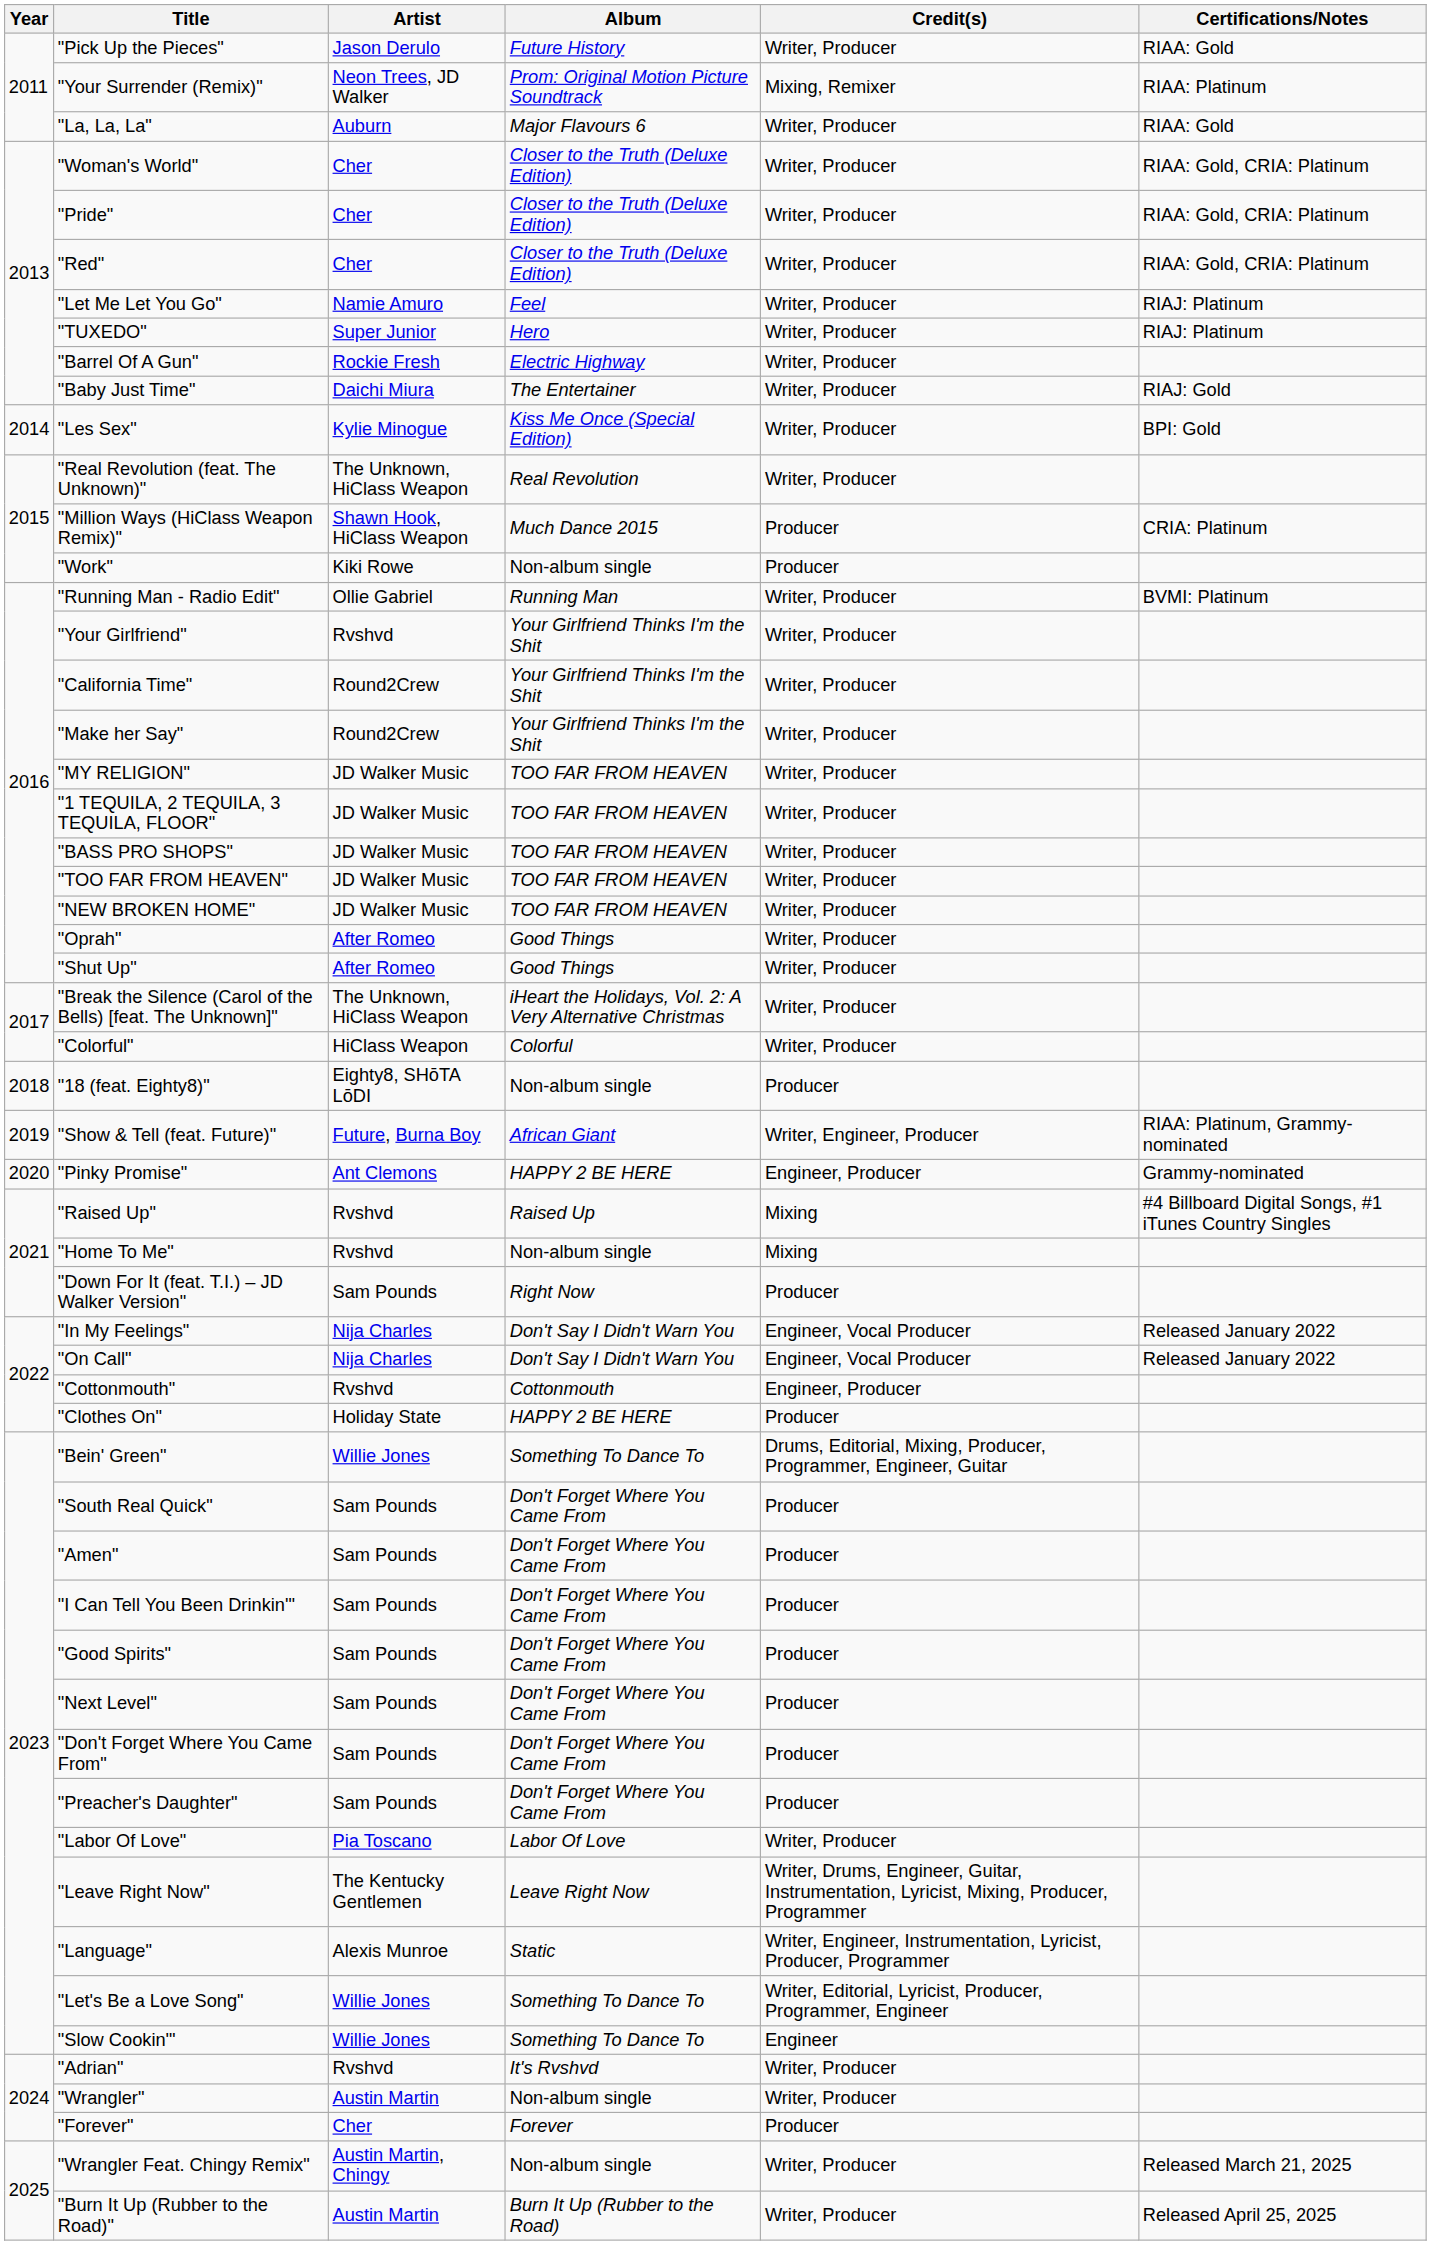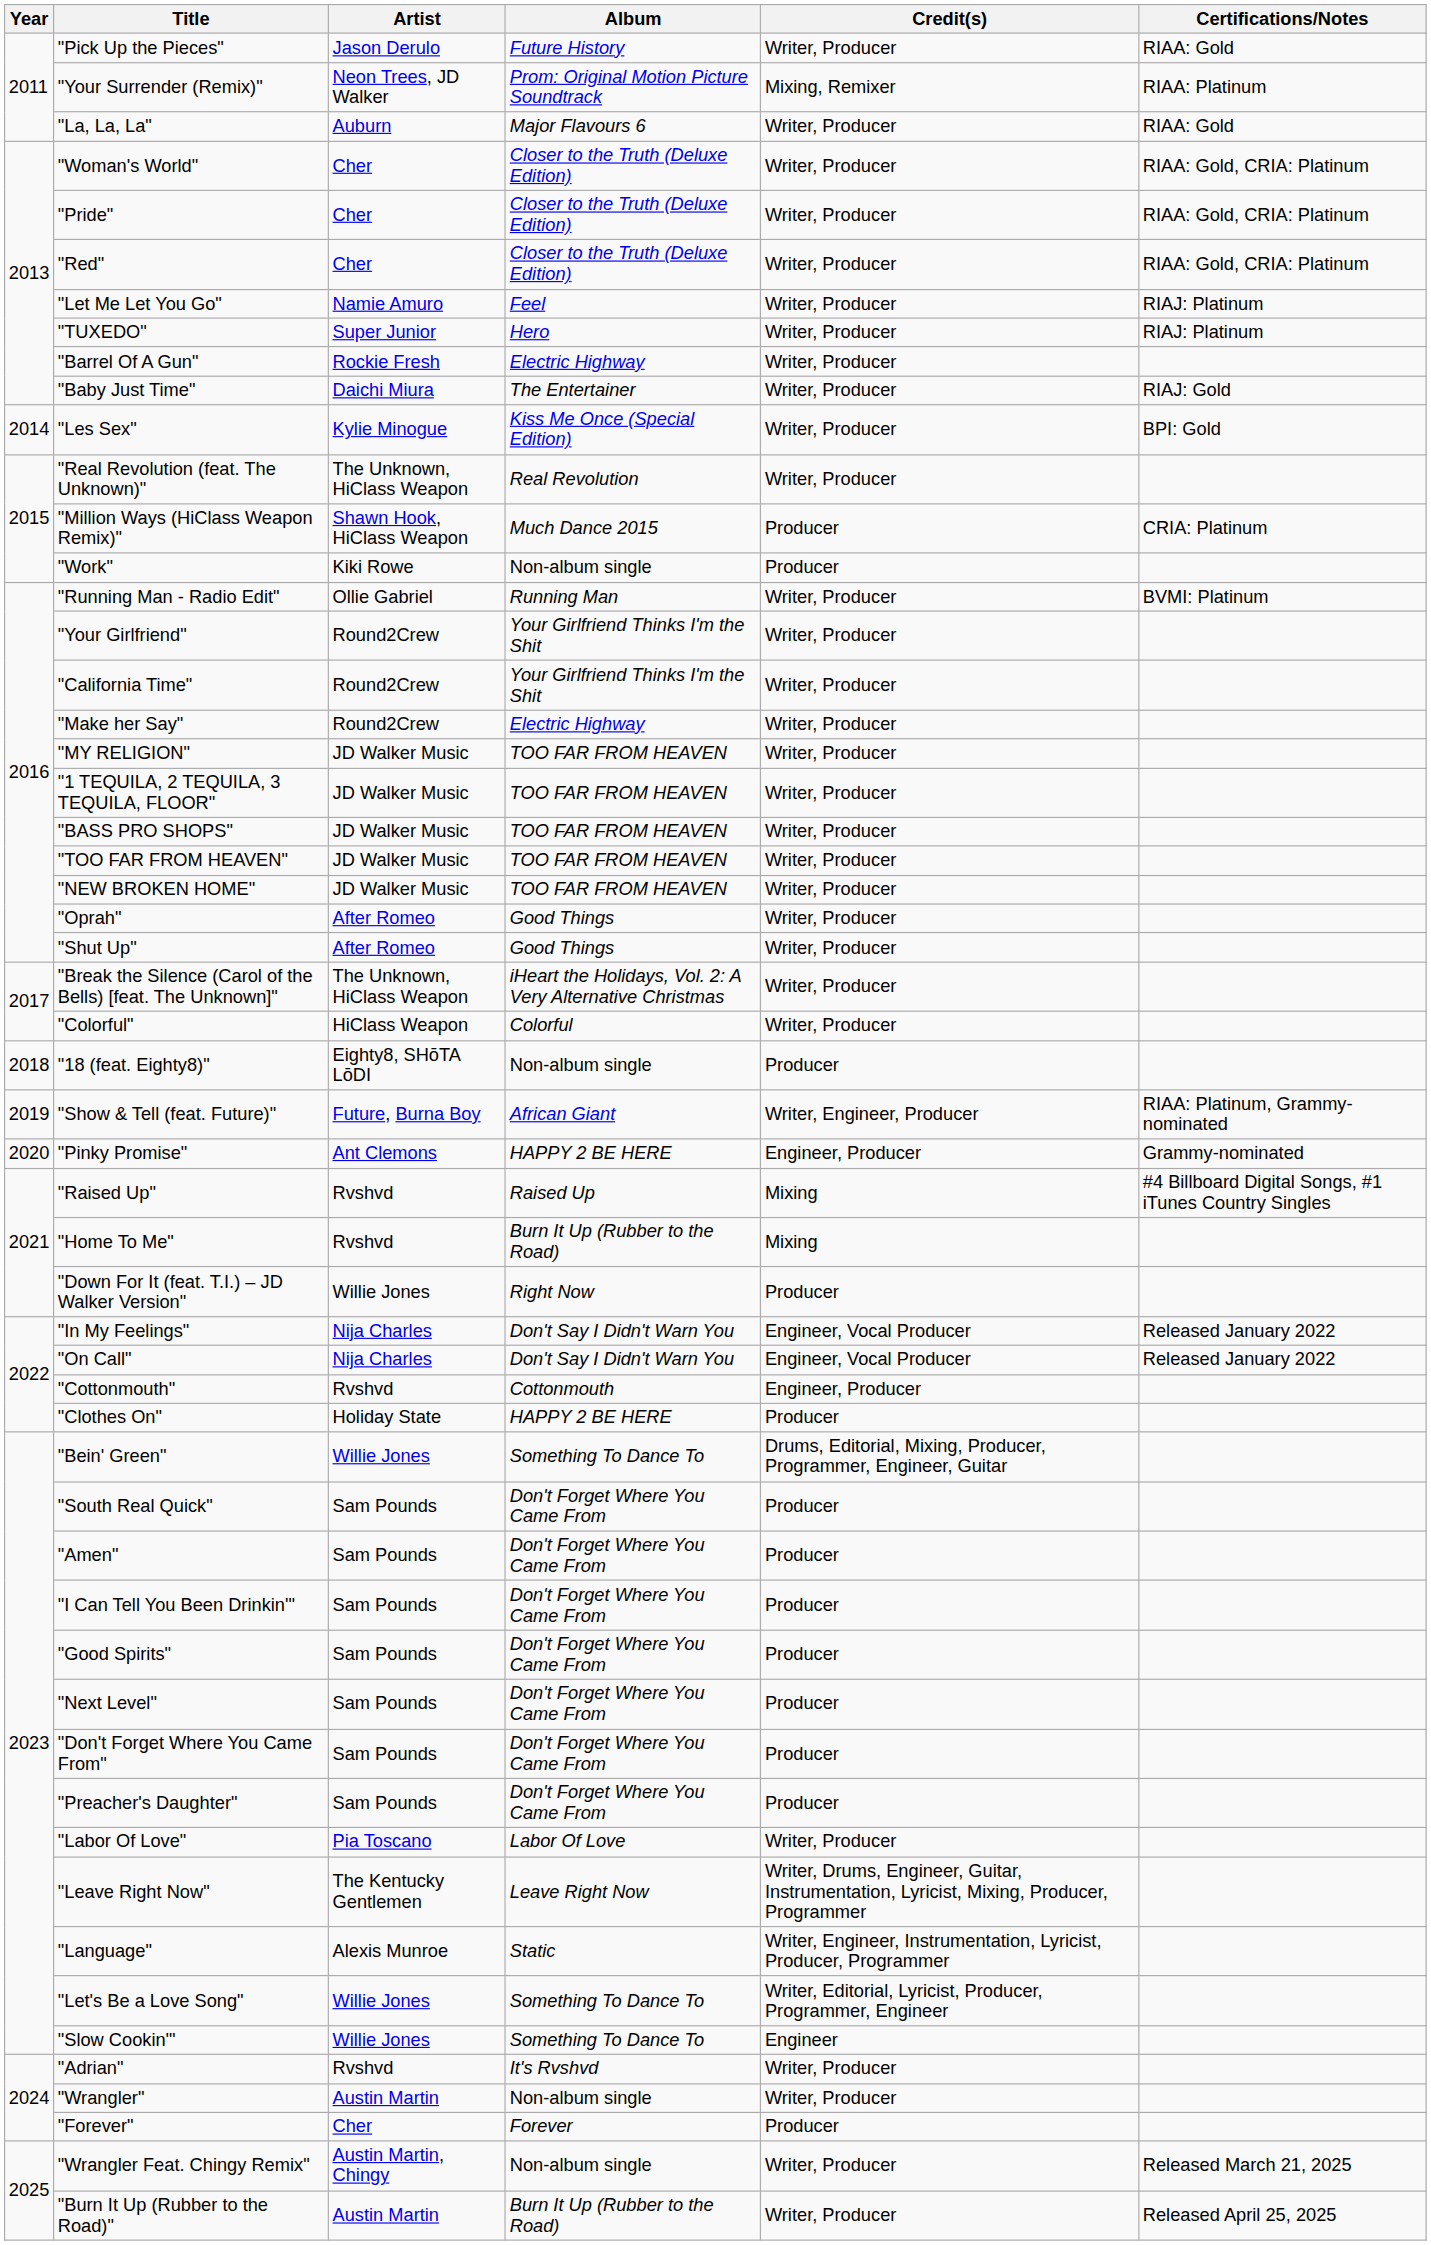(363, 635) Rvshvd -> (386, 635) Round2Crew
(627, 734) Your Girlfriend Thinks I'm the Shit -> (577, 724) Electric Highway
(581, 1252) Non-album single -> (612, 1242) Burn It Up (Rubber to the Road)
(385, 1291) Sam Pounds -> (381, 1291) Willie Jones
